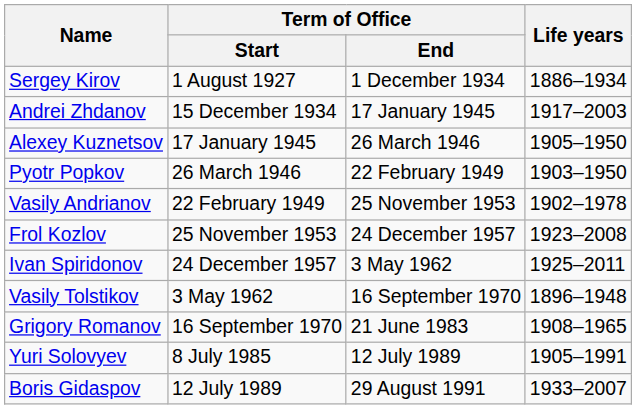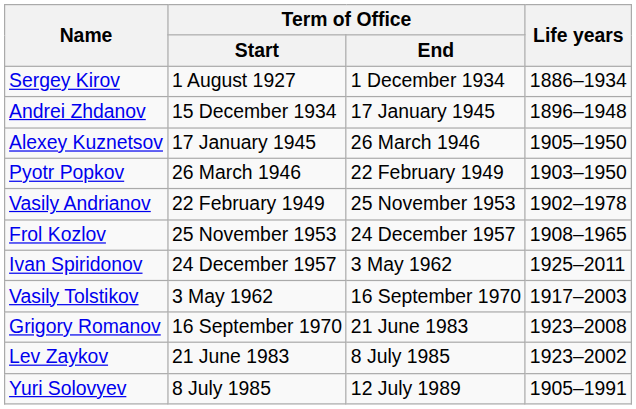(578, 111) 1917–2003 -> (578, 111) 1896–1948
(578, 234) 1923–2008 -> (578, 234) 1908–1965
(578, 296) 1896–1948 -> (578, 296) 1917–2003
(578, 326) 1908–1965 -> (578, 326) 1923–2008
+ row: (59, 357)
- row: (75, 388)
